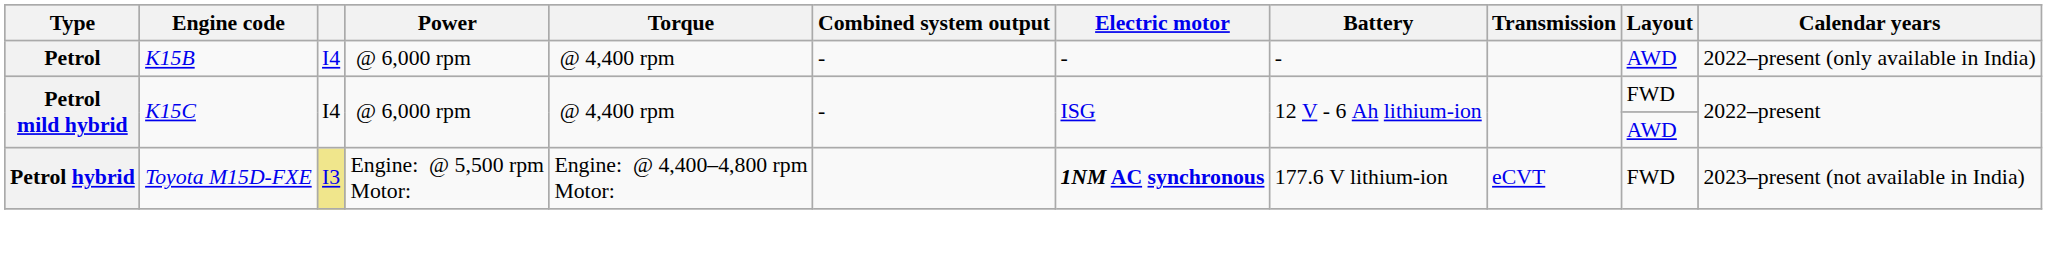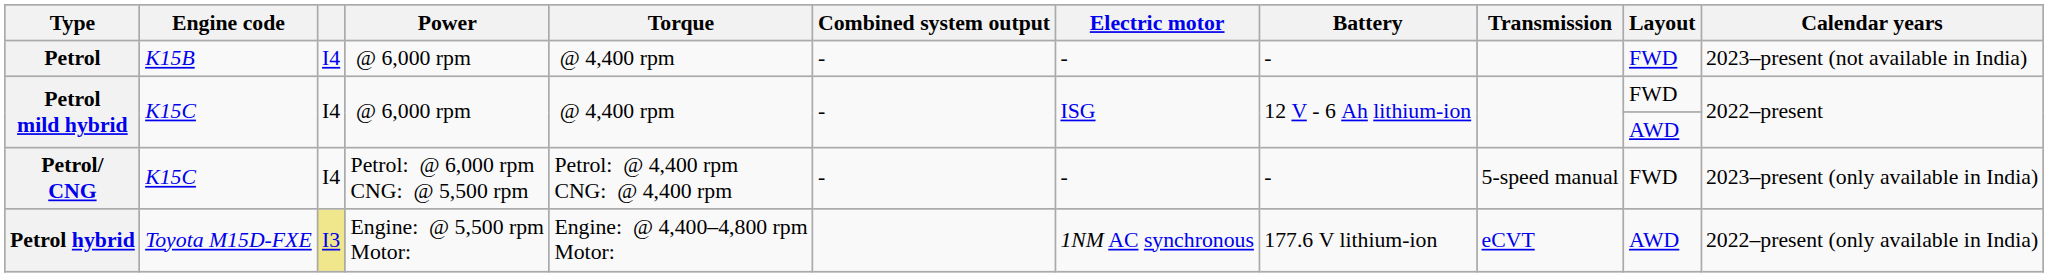(1652, 58) AWD -> (1653, 58) FWD
(1870, 58) 2022–present (only available in India) -> (1867, 58) 2023–present (not available in India)
+ row: (72, 178)
(1162, 178) bold -> (1157, 239) normal
(1651, 178) FWD -> (1654, 239) AWD
(1864, 178) 2023–present (not available in India) -> (1872, 239) 2022–present (only available in India)
